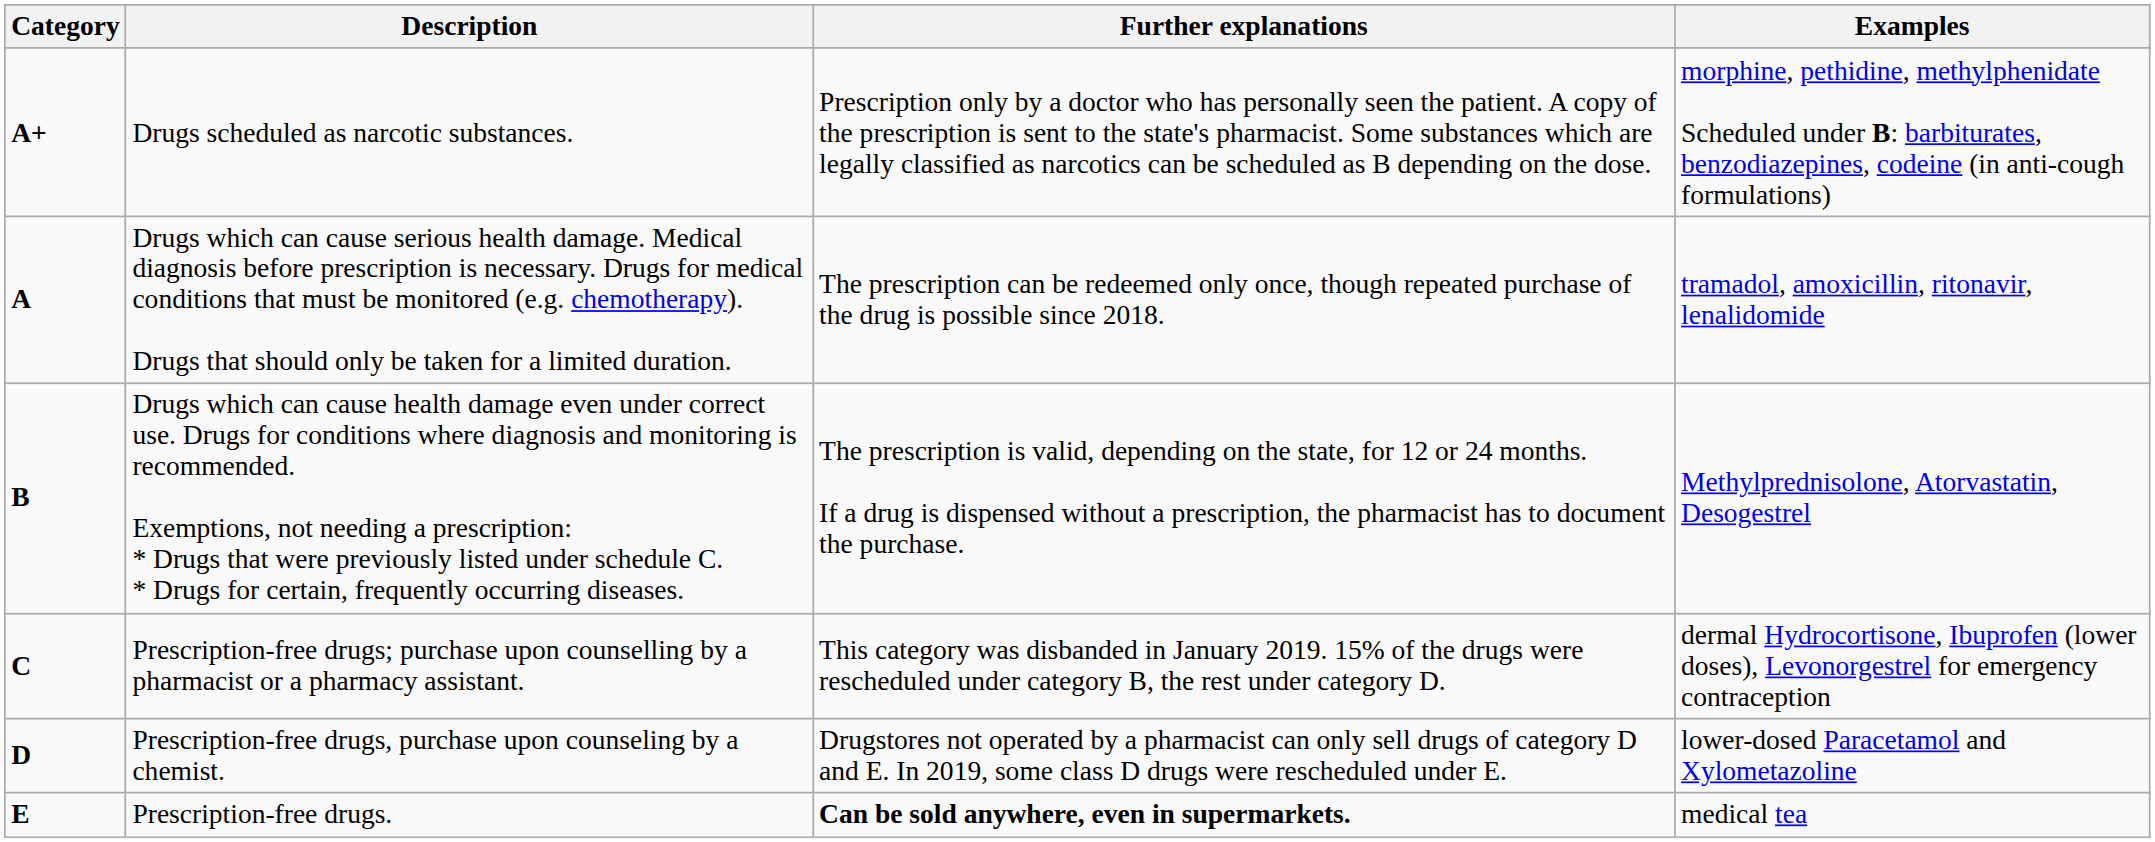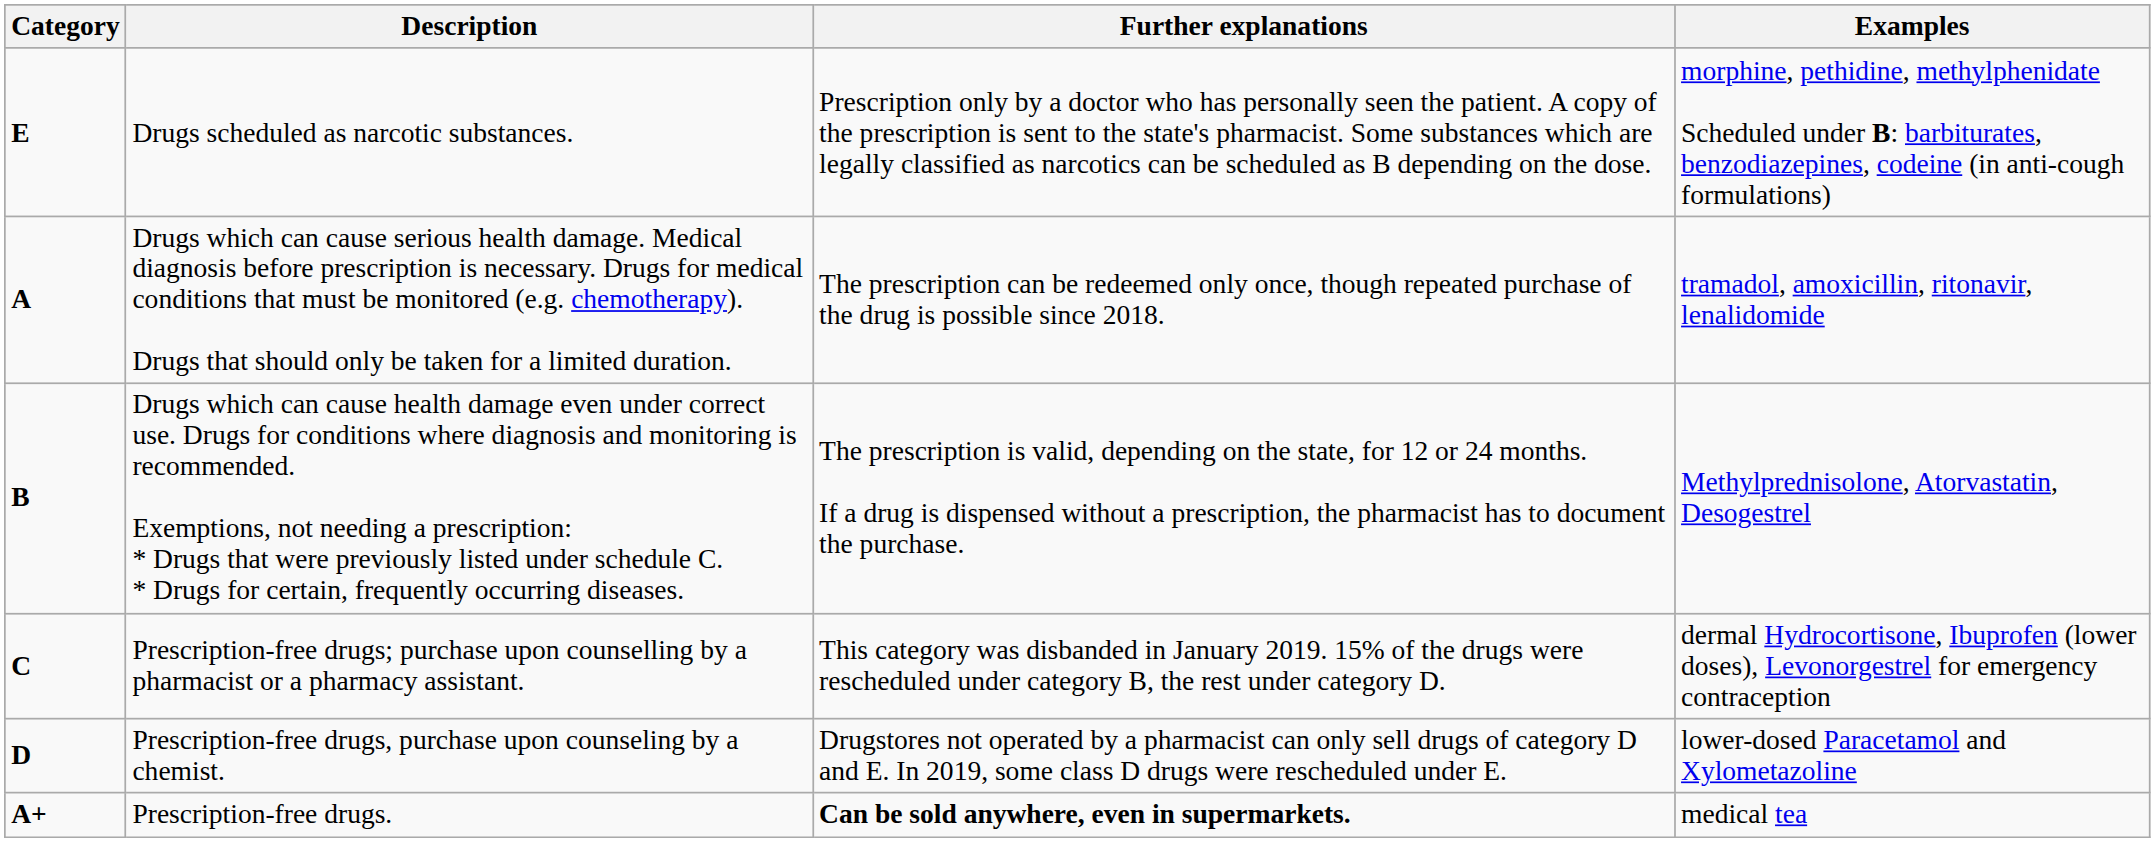(29, 131) A+ -> (20, 131) E
(20, 814) E -> (29, 814) A+
